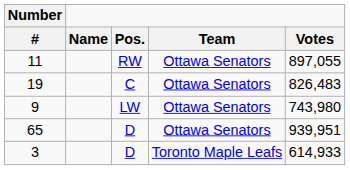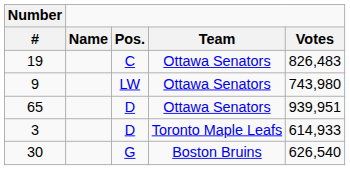- row: (35, 61)
+ row: (35, 152)
